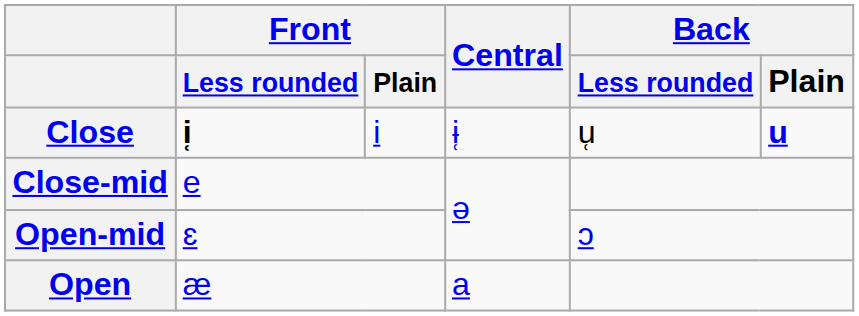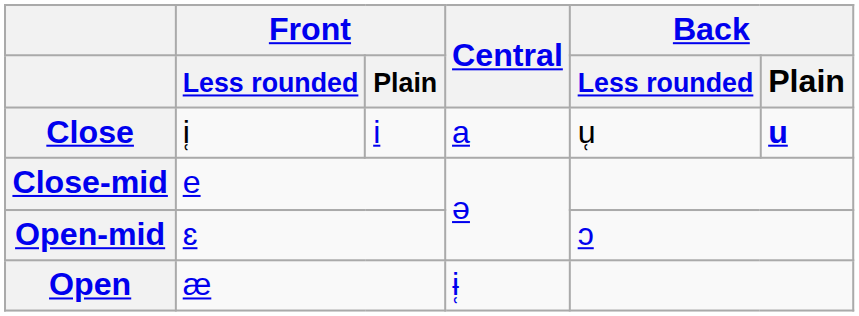(187, 132) bold -> (186, 132) normal
(456, 132) ɨ̜ -> (461, 132) a
(461, 285) a -> (456, 285) ɨ̜
